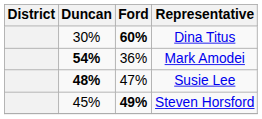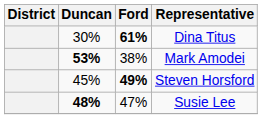(133, 37) 60% -> (133, 37) 61%
(87, 59) 54% -> (87, 59) 53%
(133, 59) 36% -> (133, 59) 38%
rows swapped: (205, 80) <-> (205, 102)
